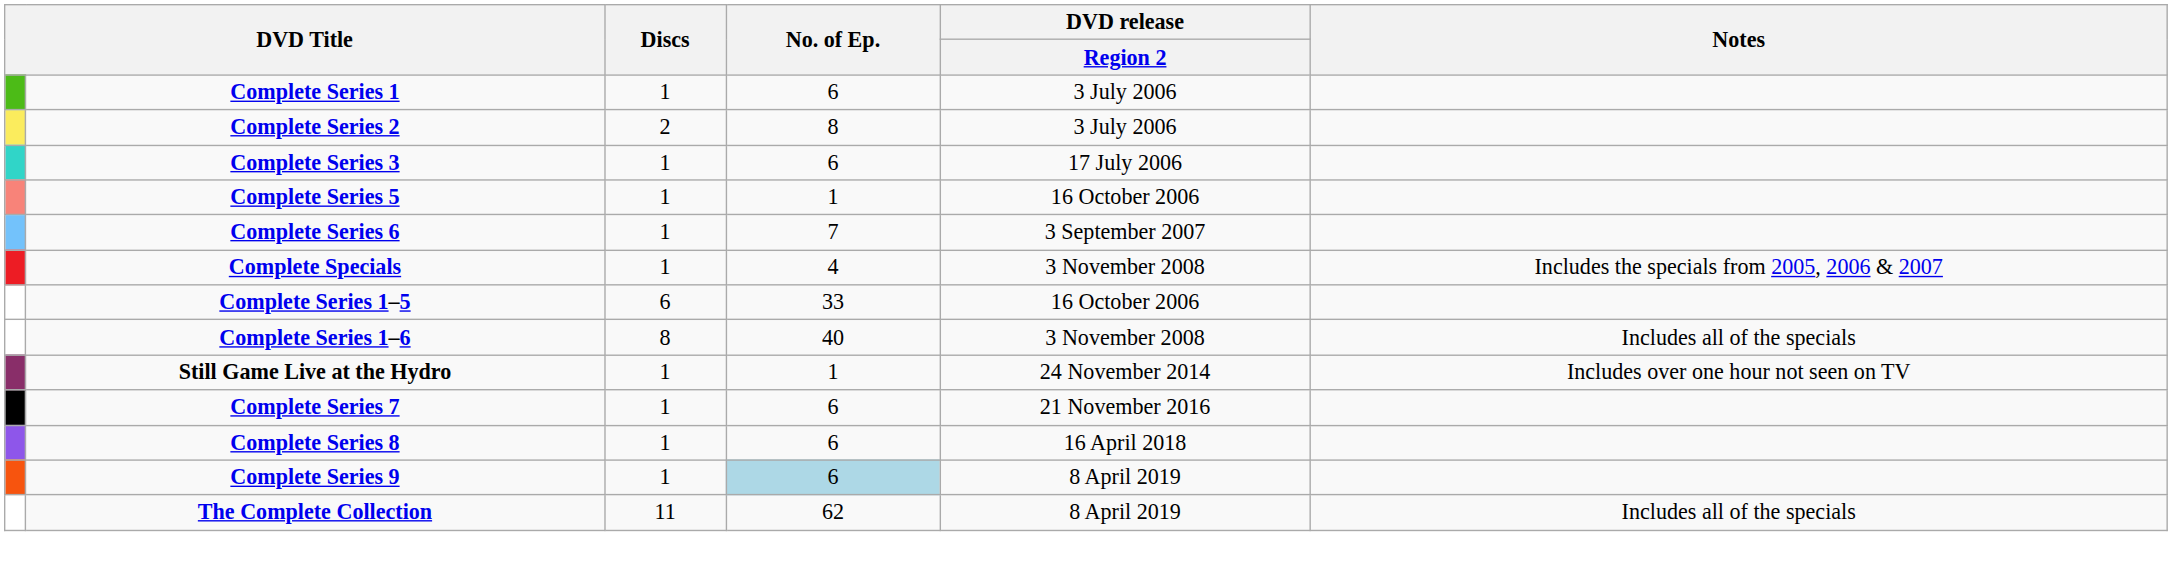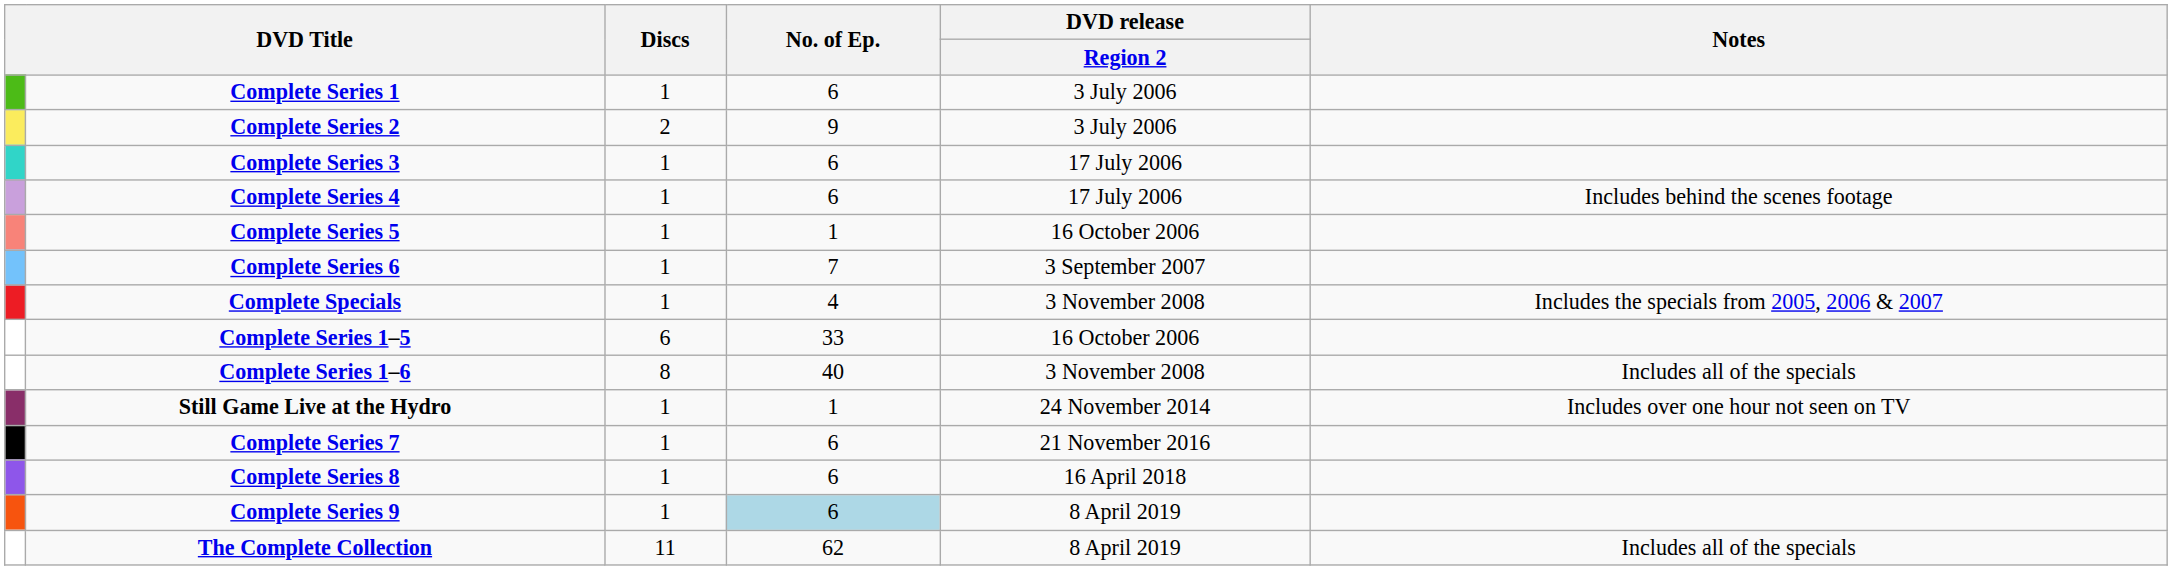(833, 127) 8 -> (833, 127) 9
+ row: (315, 197)
